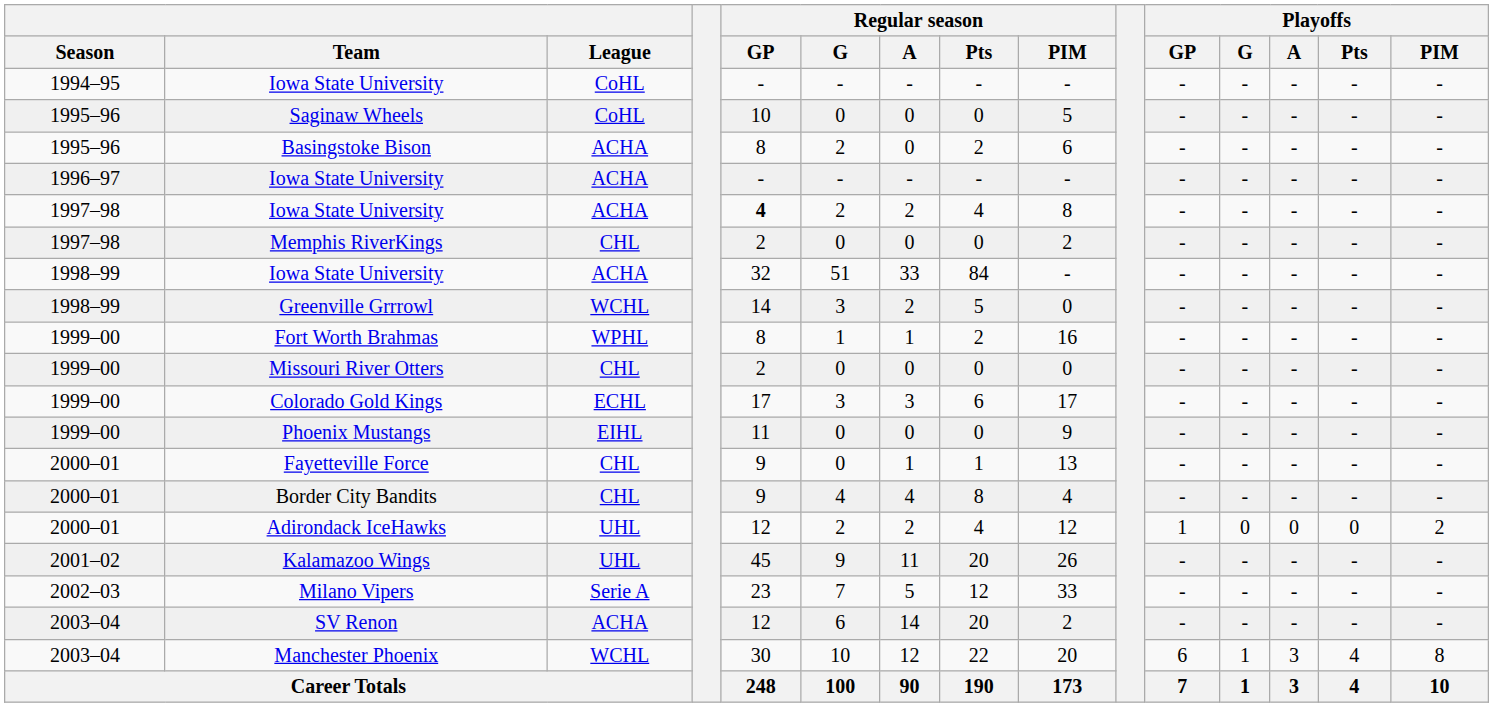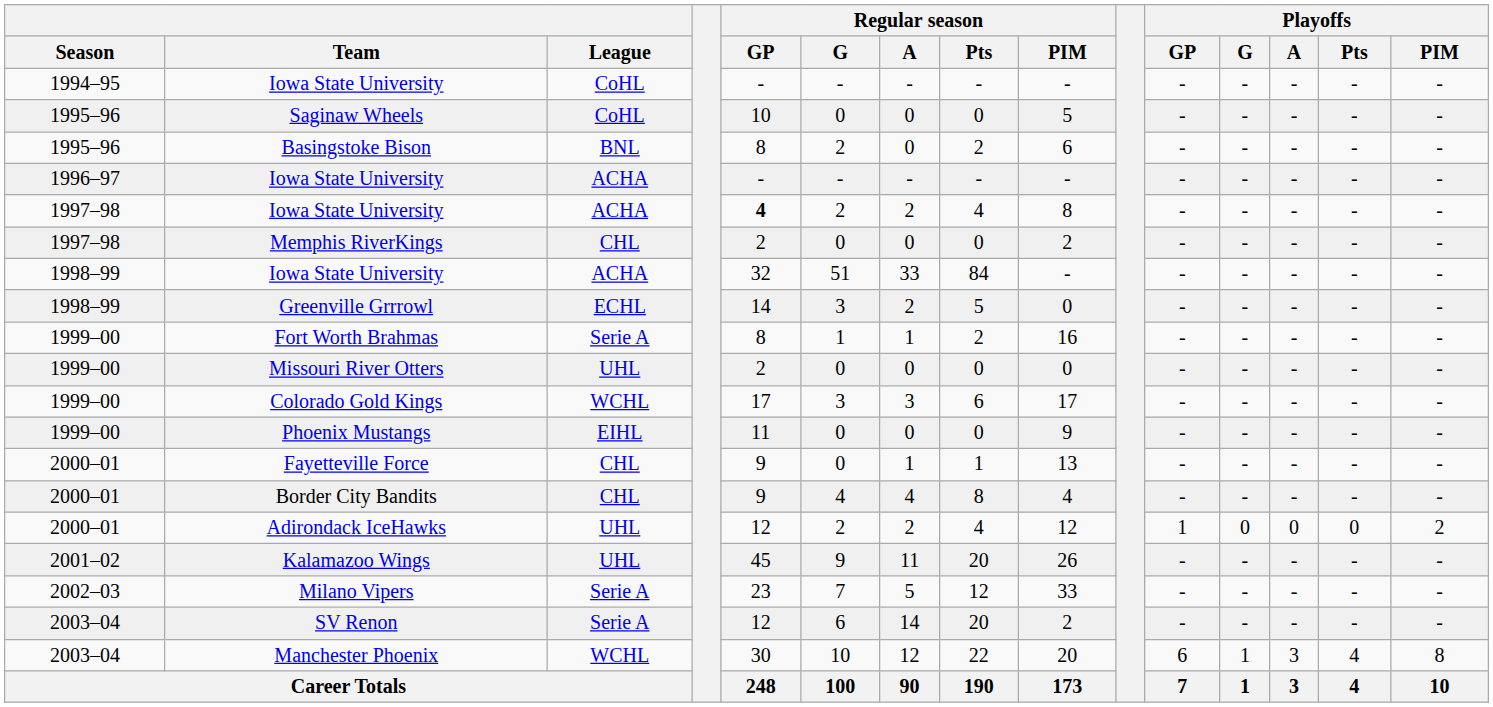(620, 147) ACHA -> (620, 147) BNL
(620, 305) WCHL -> (620, 305) ECHL
(620, 337) WPHL -> (620, 337) Serie A
(620, 369) CHL -> (620, 369) UHL
(620, 400) ECHL -> (620, 400) WCHL
(620, 623) ACHA -> (620, 623) Serie A
